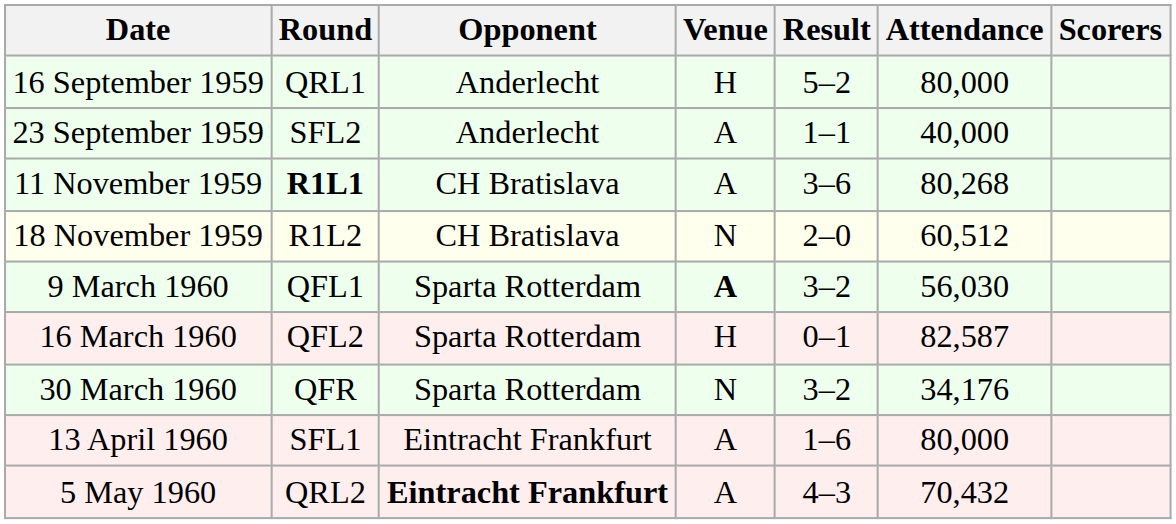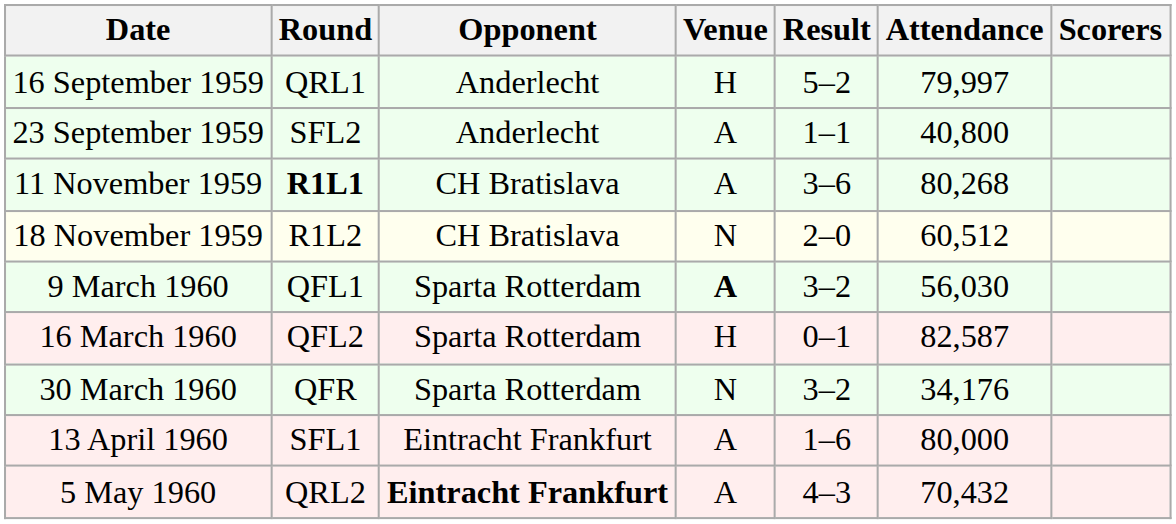(965, 81) 80,000 -> (965, 81) 79,997
(965, 132) 40,000 -> (965, 132) 40,800
